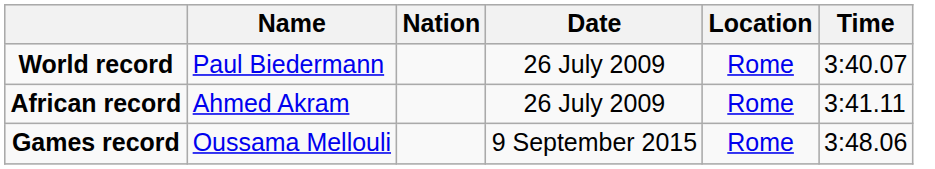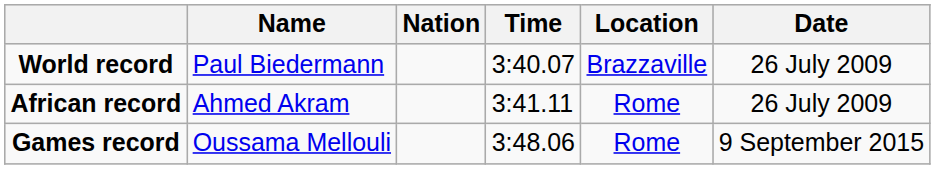columns swapped: (866, 24) <-> (594, 24)
(761, 63) Rome -> (647, 63) Brazzaville
